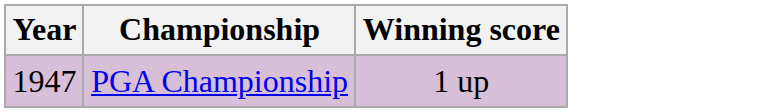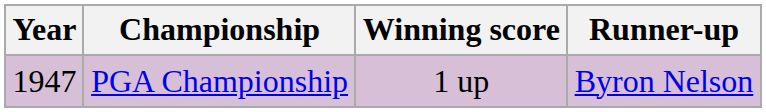+ column: (664, 29)
